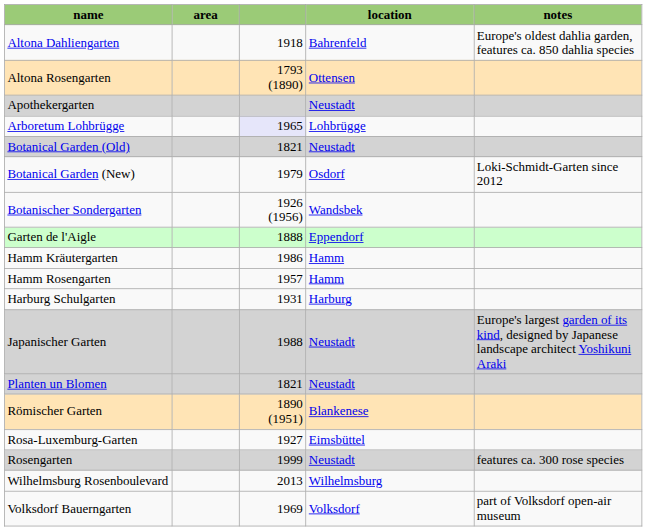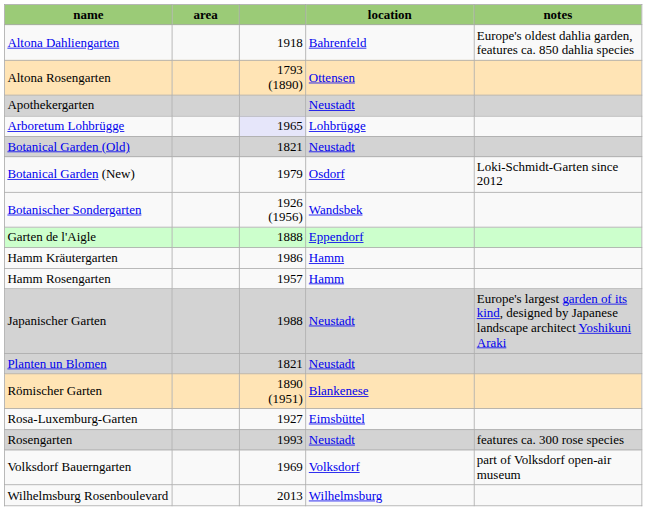- row: (61, 299)
(290, 460) 1999 -> (290, 439) 1993
rows swapped: (69, 508) <-> (88, 480)
